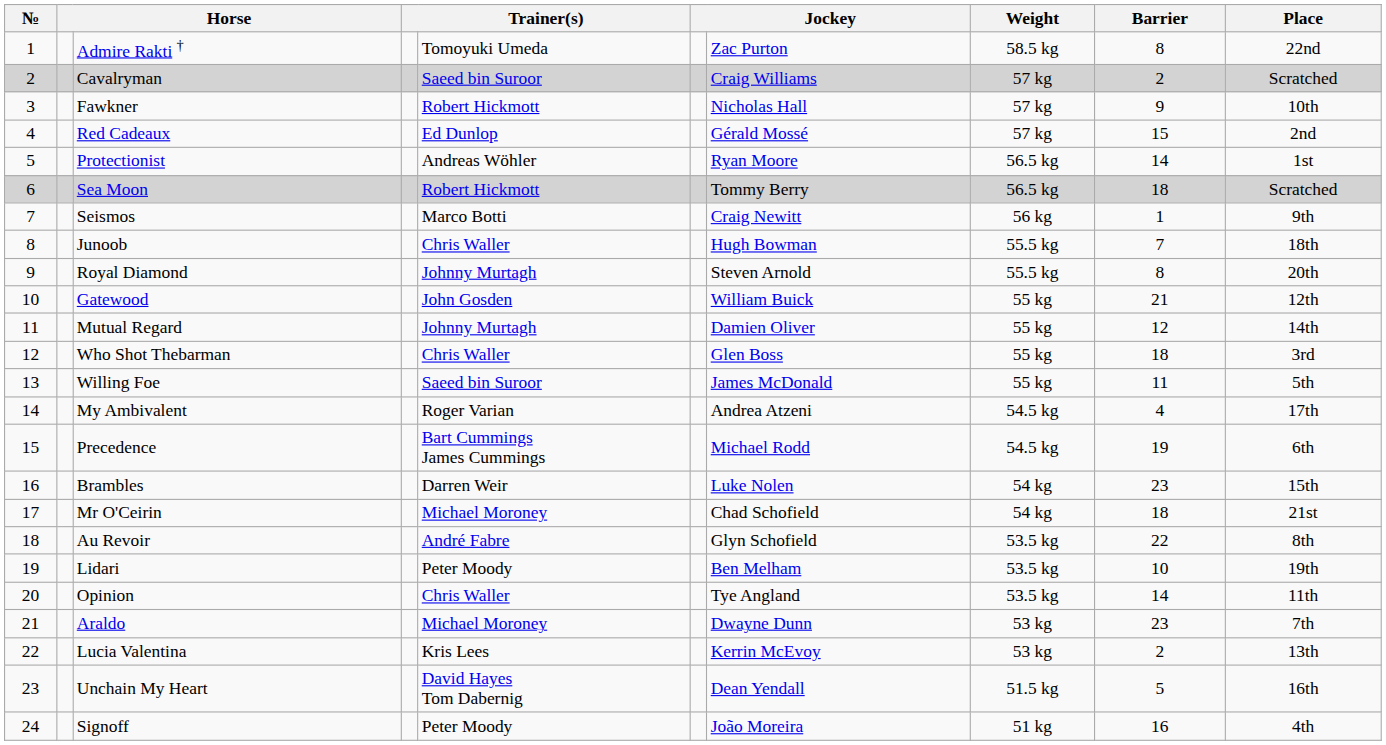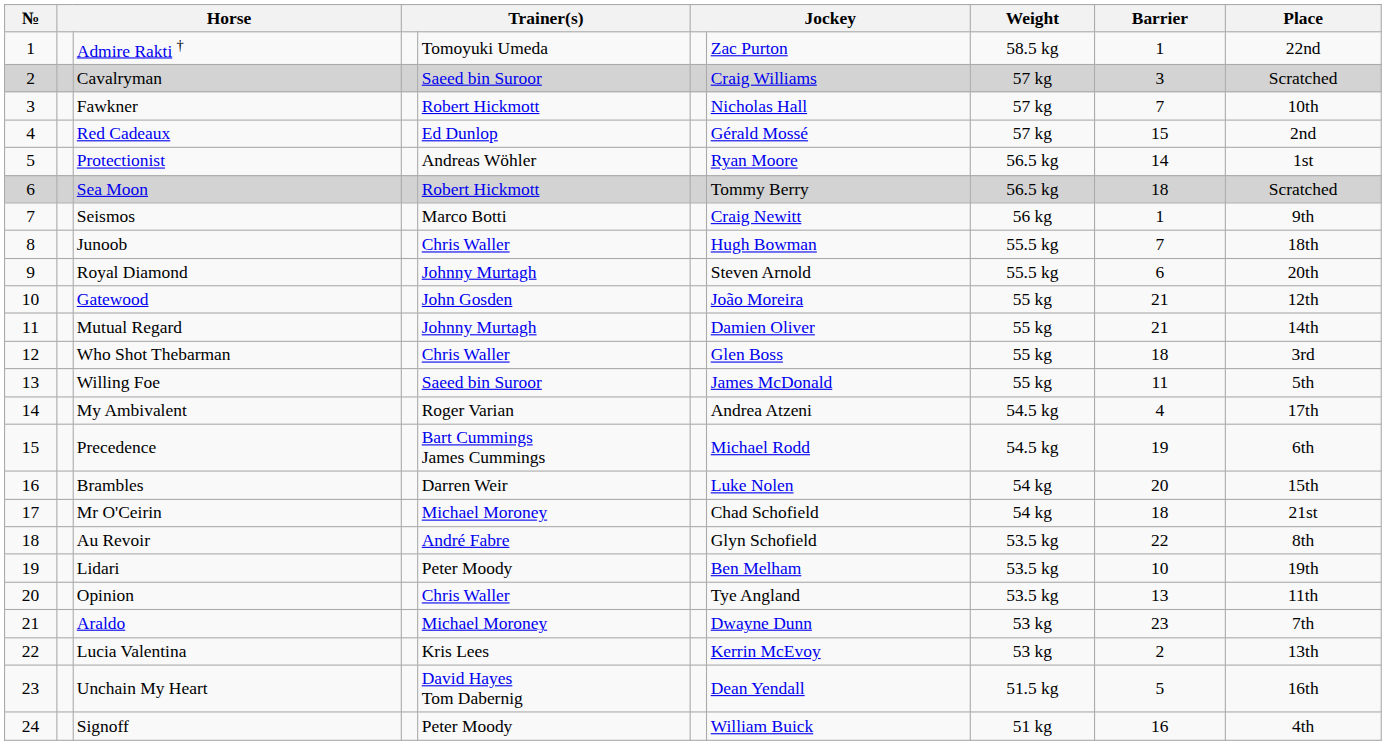(1160, 48) 8 -> (1160, 48) 1
(1160, 78) 2 -> (1160, 78) 3
(1160, 106) 9 -> (1160, 106) 7
(1160, 271) 8 -> (1160, 271) 6
(762, 299) William Buick -> (757, 299) João Moreira
(1160, 327) 12 -> (1160, 327) 21
(1160, 485) 23 -> (1160, 485) 20
(1160, 595) 14 -> (1160, 595) 13
(757, 726) João Moreira -> (762, 726) William Buick
